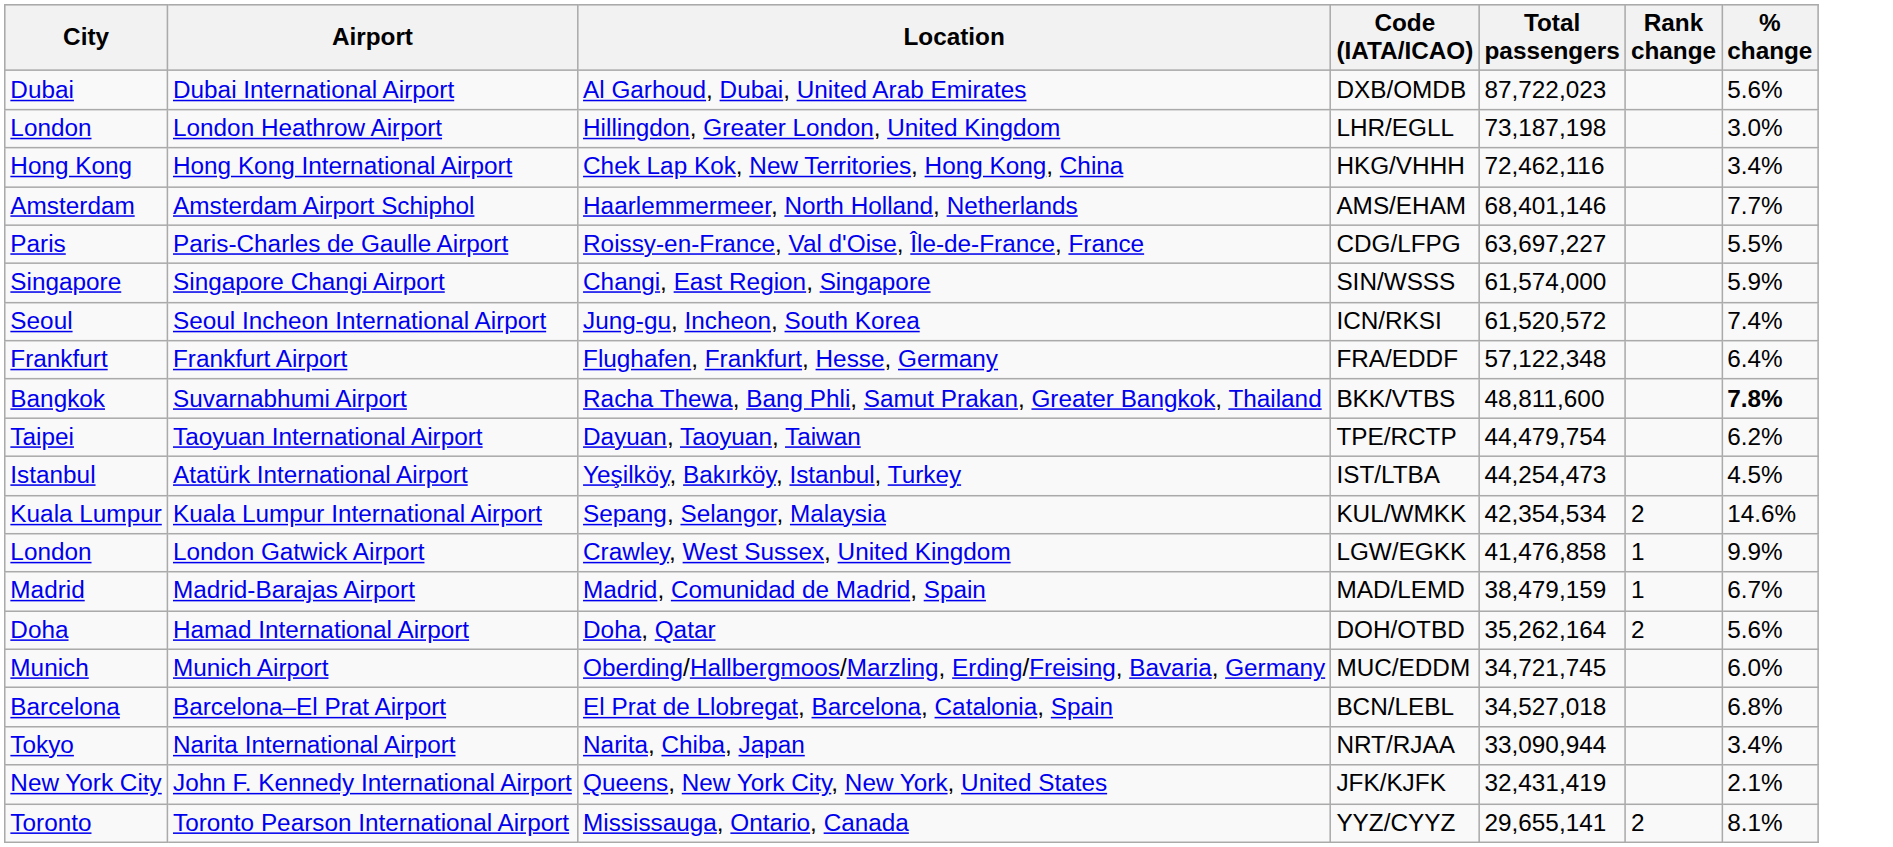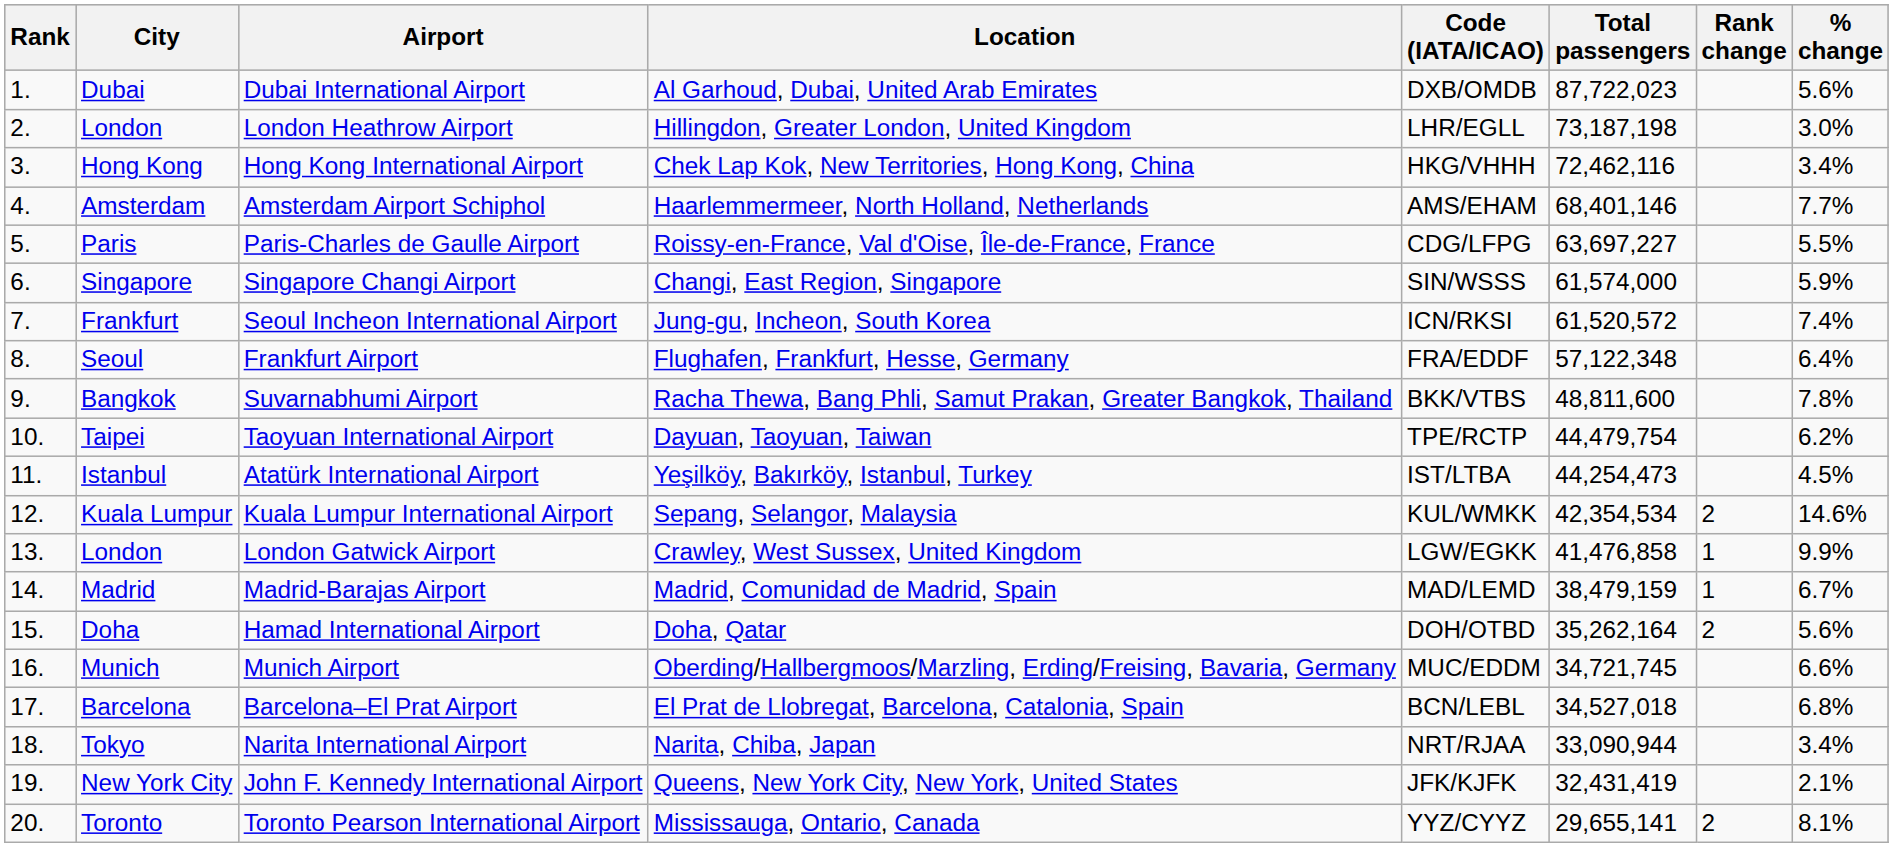+ column: (40, 37)
(41, 321) Seoul -> (130, 321) Frankfurt
(59, 359) Frankfurt -> (112, 359) Seoul
(1755, 398) bold -> (1826, 398) normal
(1755, 668) 6.0% -> (1826, 668) 6.6%
